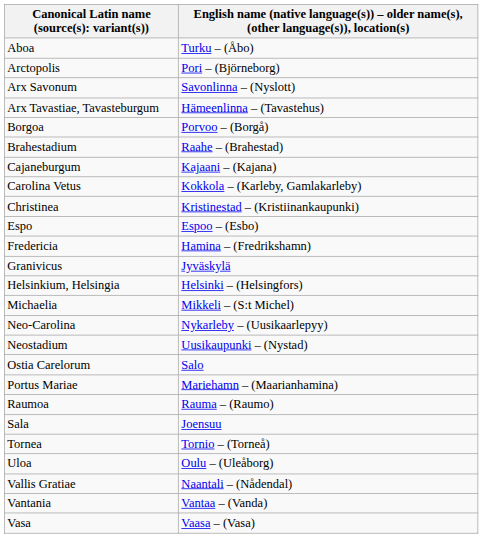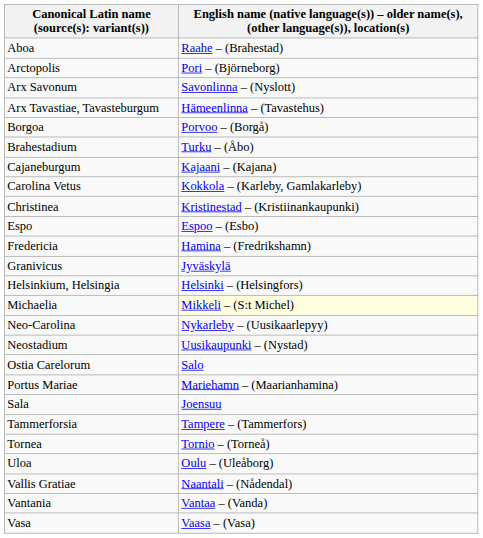(218, 48) Turku – (Åbo) -> (232, 48) Raahe – (Brahestad)
(232, 147) Raahe – (Brahestad) -> (218, 147) Turku – (Åbo)
(238, 305) no background -> (238, 305) lightyellow background
- row: (28, 404)
+ row: (42, 424)
